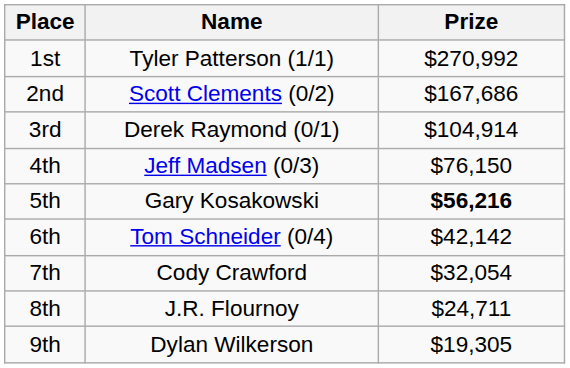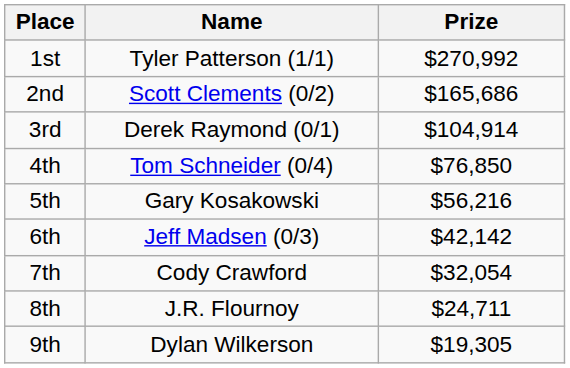(471, 93) $167,686 -> (471, 93) $165,686
(232, 165) Jeff Madsen (0/3) -> (232, 165) Tom Schneider (0/4)
(471, 165) $76,150 -> (471, 165) $76,850
(471, 201) bold -> (471, 201) normal
(232, 237) Tom Schneider (0/4) -> (232, 237) Jeff Madsen (0/3)
